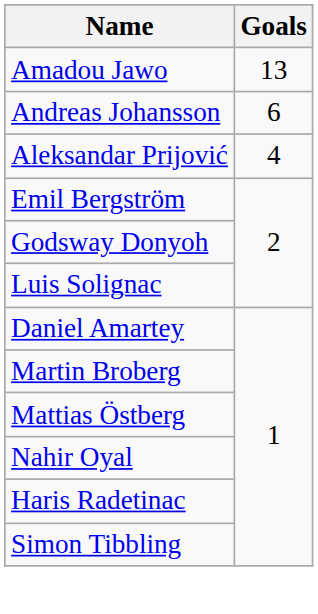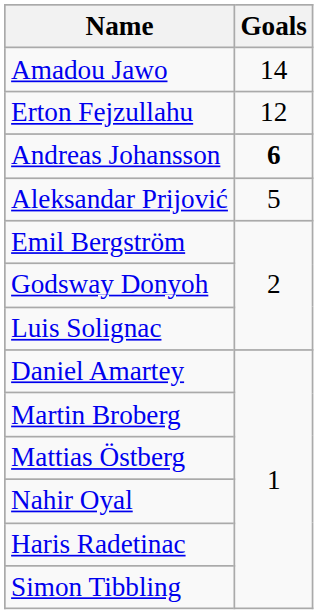(274, 69) 13 -> (274, 69) 14
+ row: (102, 112)
(274, 112) normal -> (274, 155) bold
(274, 155) 4 -> (274, 198) 5
